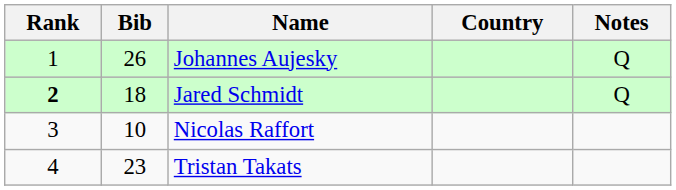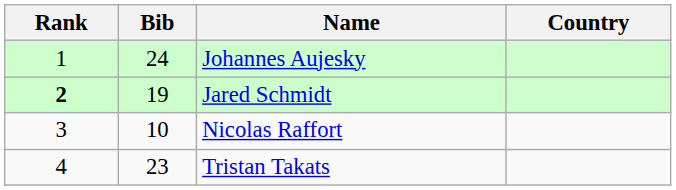- column: (622, 22)
(135, 58) 26 -> (157, 58) 24
(135, 94) 18 -> (157, 94) 19
